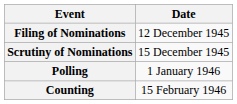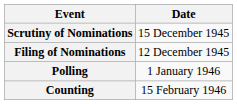rows swapped: (70, 33) <-> (70, 52)
